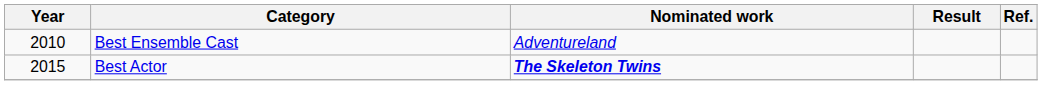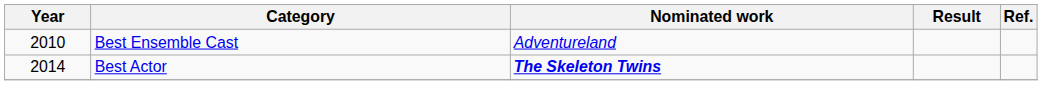(48, 67) 2015 -> (48, 67) 2014
